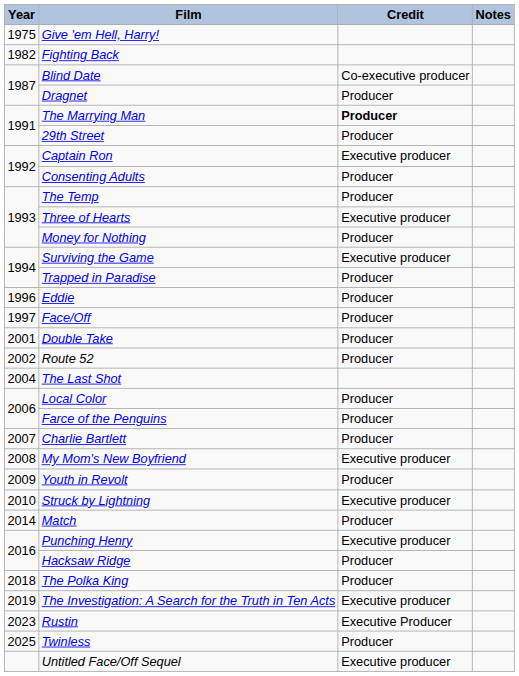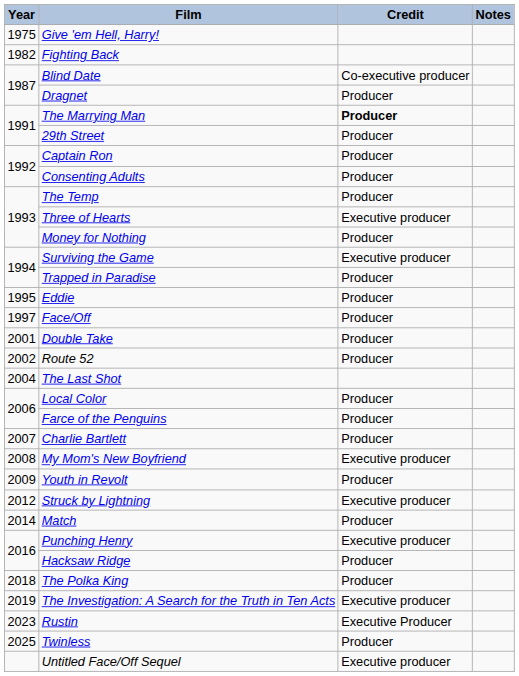(396, 156) Executive producer -> (367, 156) Producer
(22, 298) 1996 -> (22, 298) 1995
(22, 500) 2010 -> (22, 500) 2012
